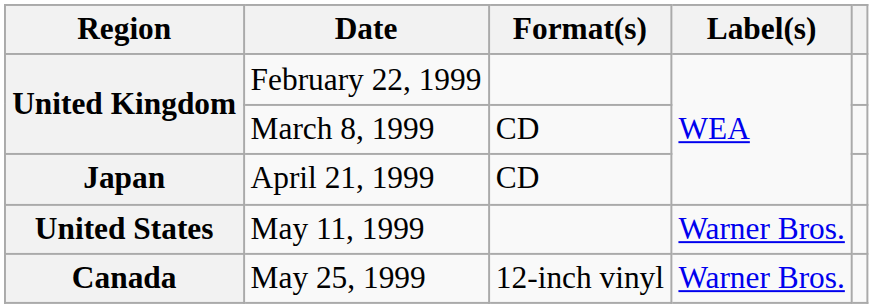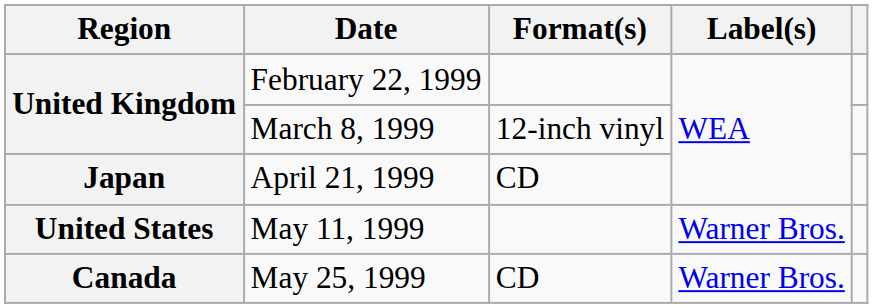(518, 128) CD -> (580, 128) 12-inch vinyl
(580, 278) 12-inch vinyl -> (518, 278) CD
